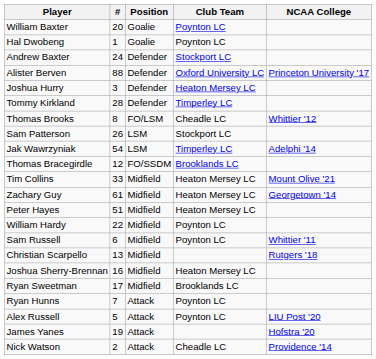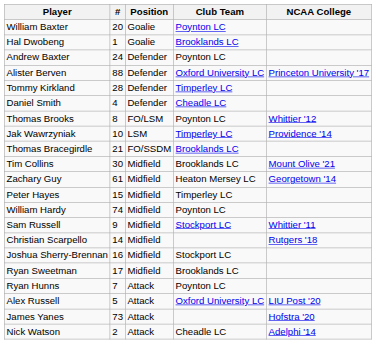(201, 42) Poynton LC -> (207, 42) Brooklands LC
(203, 57) Stockport LC -> (201, 57) Poynton LC
- row: (35, 88)
+ row: (34, 103)
(201, 118) Cheadle LC -> (201, 118) Poynton LC
- row: (38, 133)
(118, 149) 54 -> (118, 133) 10
(292, 149) Adelphi '14 -> (300, 133) Providence '14
(118, 164) 12 -> (118, 149) 21
(118, 179) 33 -> (118, 164) 30
(216, 179) Heaton Mersey LC -> (207, 164) Brooklands LC
(118, 210) 51 -> (118, 194) 15
(216, 210) Heaton Mersey LC -> (204, 194) Timperley LC
(118, 225) 22 -> (118, 210) 74
(115, 240) 6 -> (115, 225) 9
(201, 240) Poynton LC -> (203, 225) Stockport LC
(118, 255) 13 -> (118, 240) 14
(216, 270) Heaton Mersey LC -> (203, 255) Stockport LC
(201, 316) Poynton LC -> (220, 301) Oxford University LC
(118, 331) 19 -> (118, 316) 73
(300, 347) Providence '14 -> (292, 331) Adelphi '14
